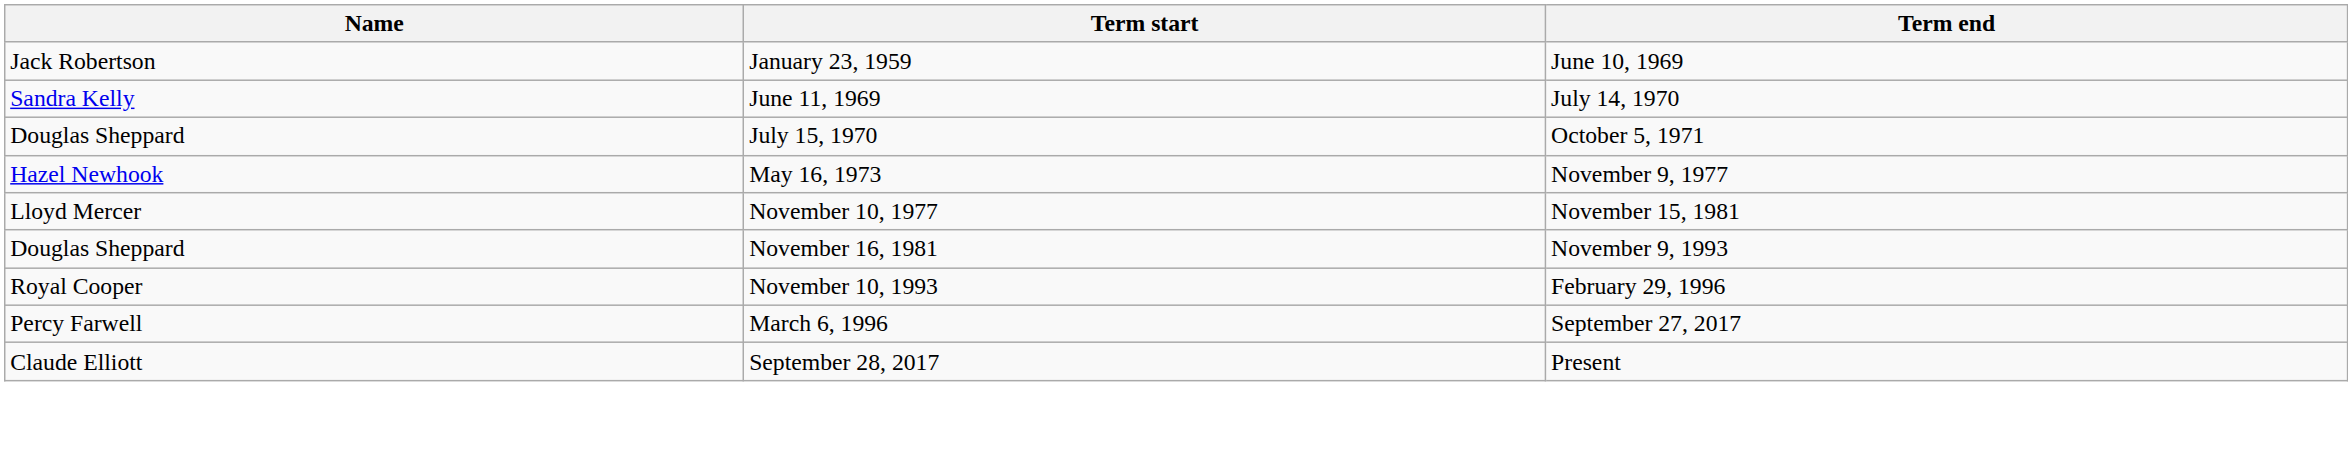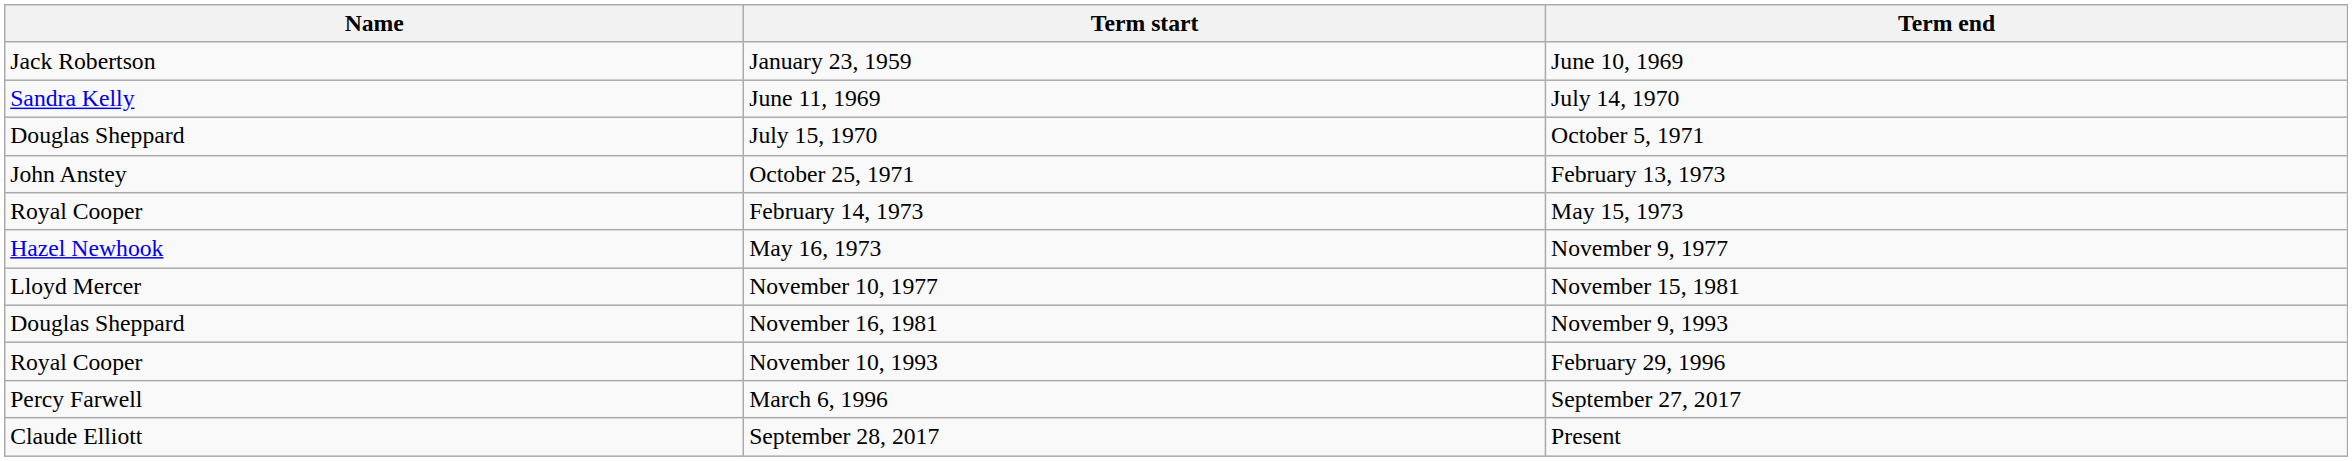+ row: (832, 173)
+ row: (836, 211)
